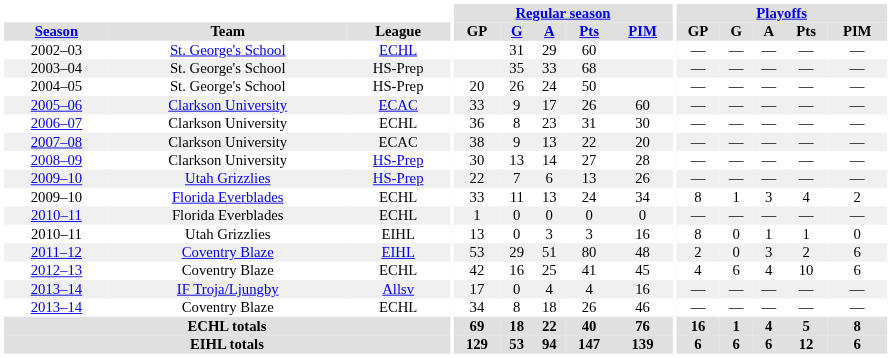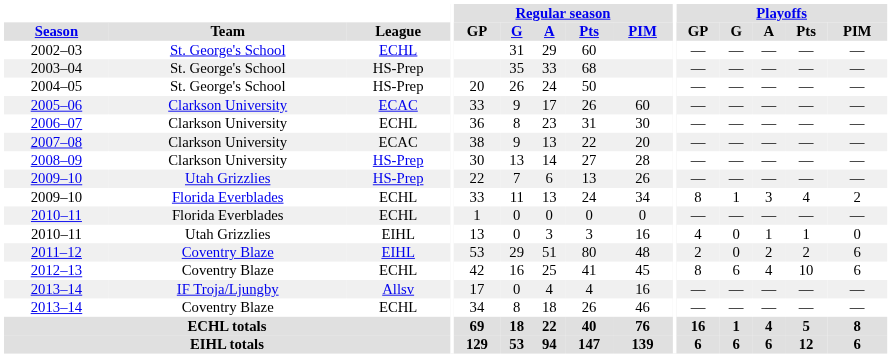(698, 234) 8 -> (698, 234) 4
(769, 252) 3 -> (769, 252) 2
(698, 270) 4 -> (698, 270) 8
